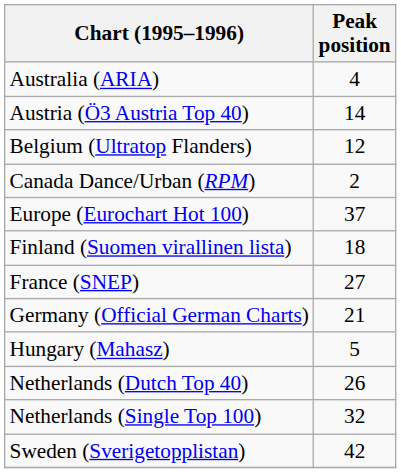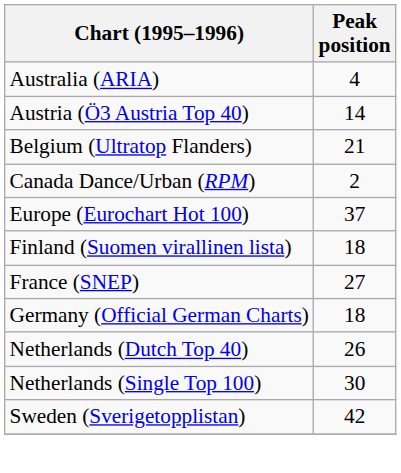(355, 146) 12 -> (355, 146) 21
(355, 315) 21 -> (355, 315) 18
- row: (90, 349)
(355, 416) 32 -> (355, 382) 30
